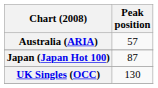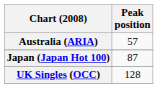(133, 74) 130 -> (133, 74) 128
